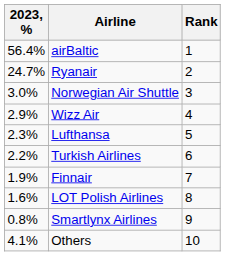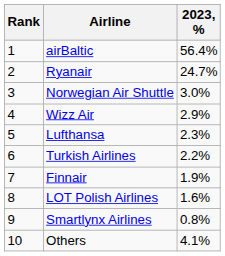columns swapped: (201, 22) <-> (26, 22)
